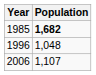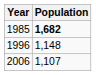(48, 45) 1,048 -> (48, 45) 1,148
